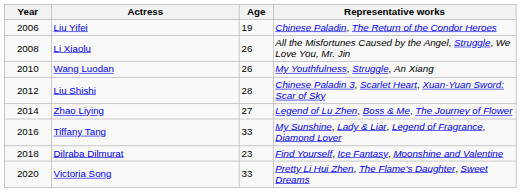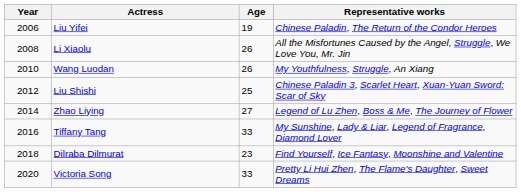(247, 90) 28 -> (247, 90) 25
